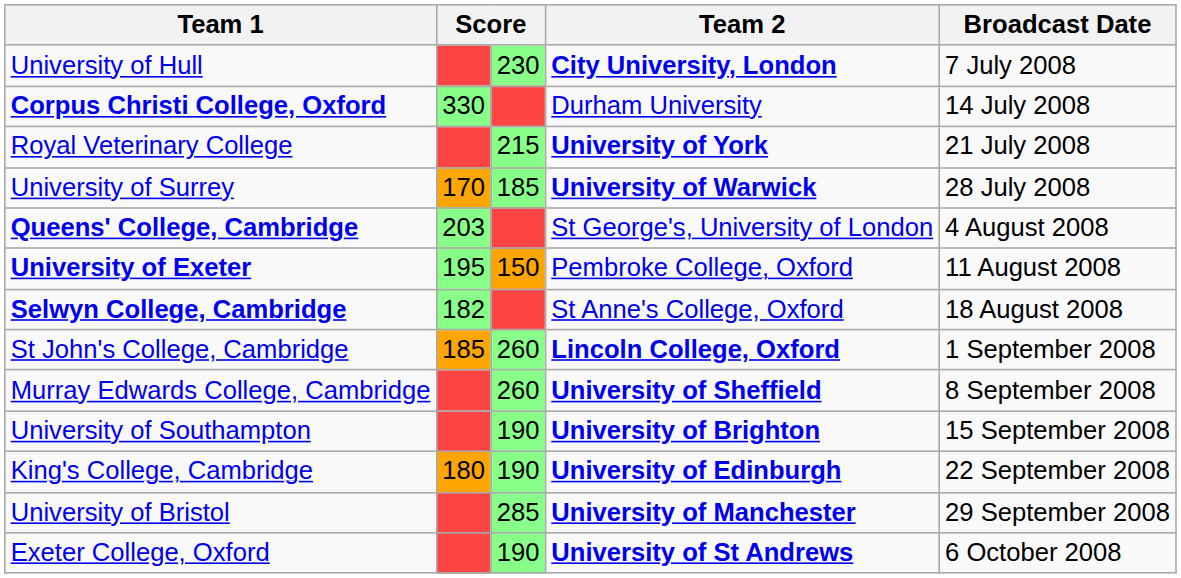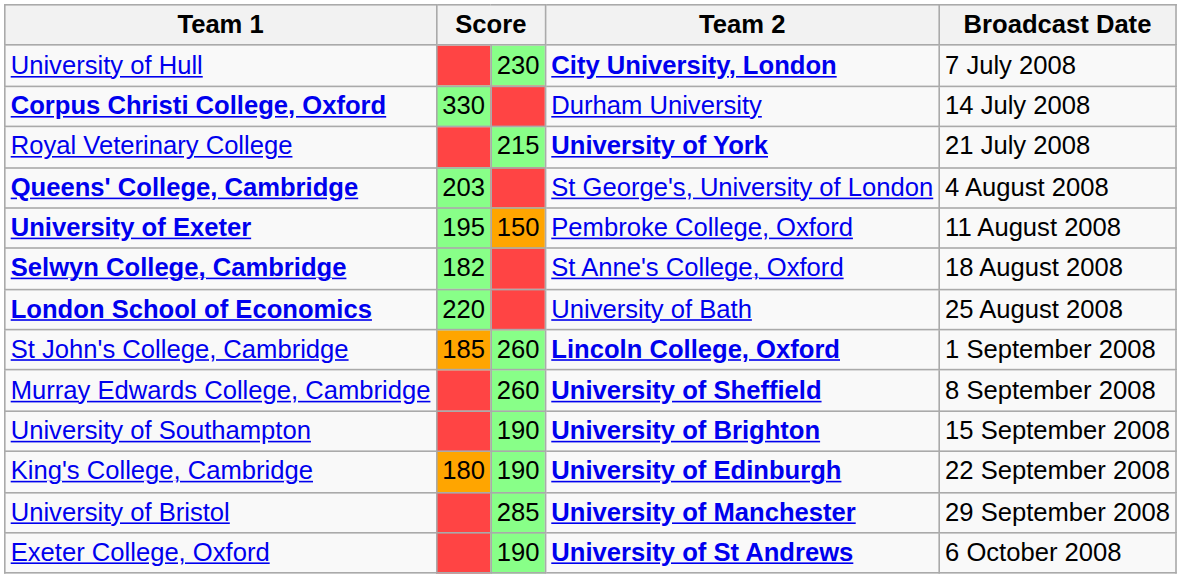- row: (122, 187)
+ row: (191, 308)
